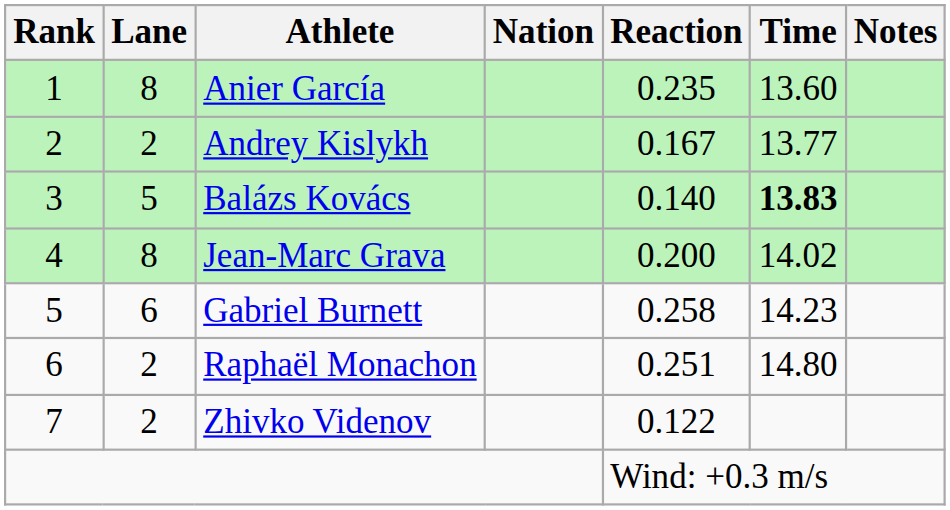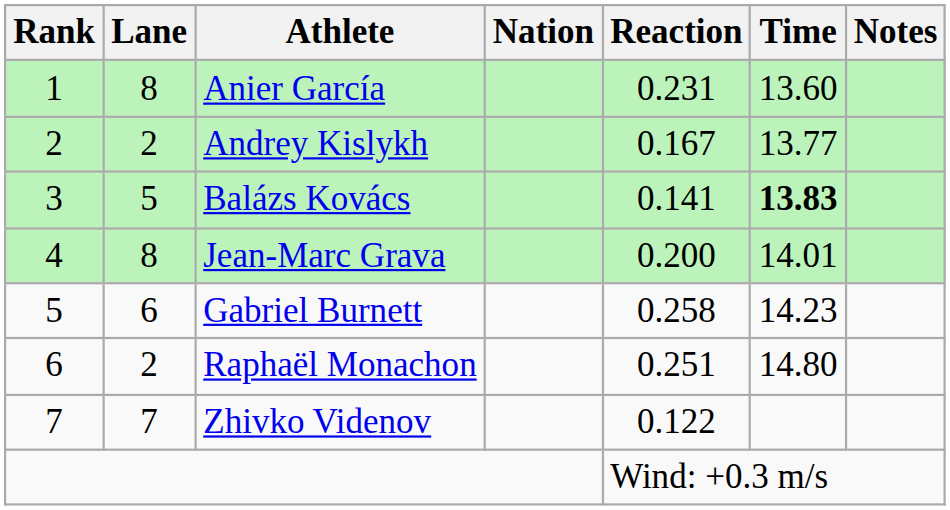(676, 87) 0.235 -> (676, 87) 0.231
(676, 198) 0.140 -> (676, 198) 0.141
(798, 254) 14.02 -> (798, 254) 14.01
(149, 421) 2 -> (149, 421) 7
